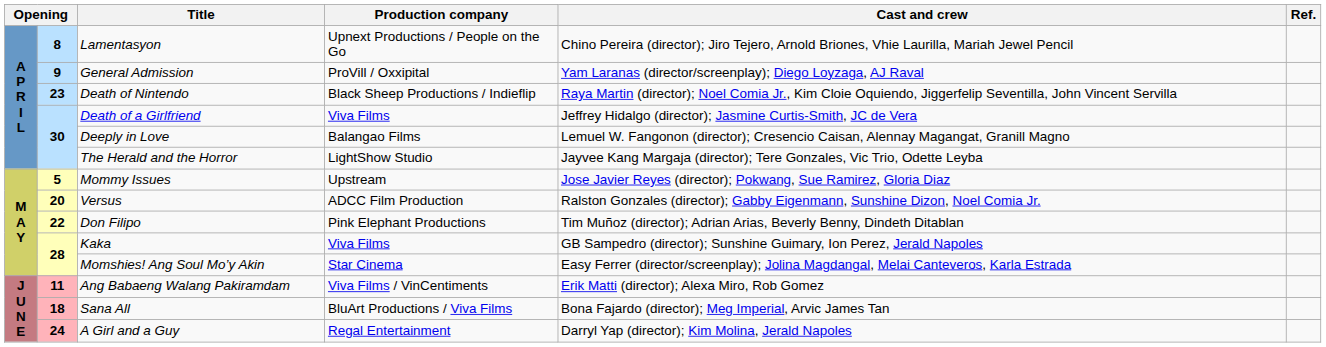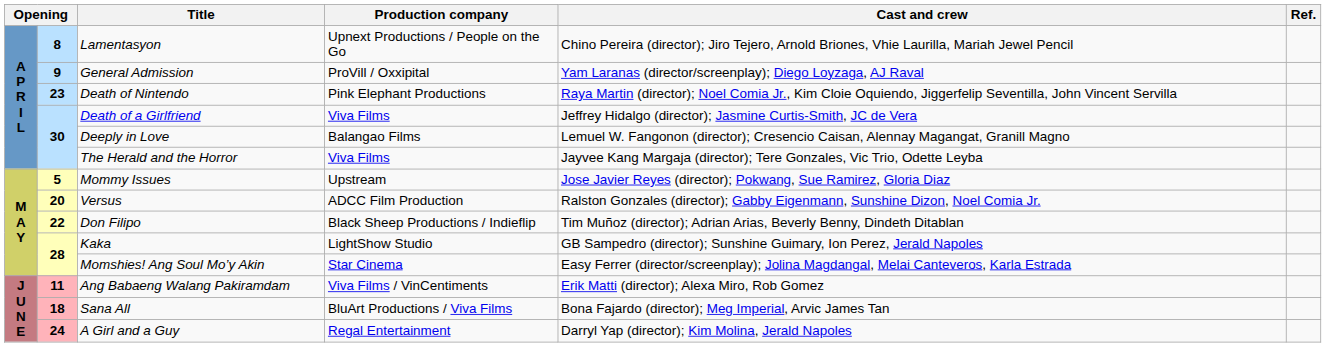(432, 94) Black Sheep Productions / Indieflip -> (407, 94) Pink Elephant Productions
(380, 158) LightShow Studio -> (359, 158) Viva Films
(407, 222) Pink Elephant Productions -> (432, 222) Black Sheep Productions / Indieflip
(359, 243) Viva Films -> (380, 243) LightShow Studio
